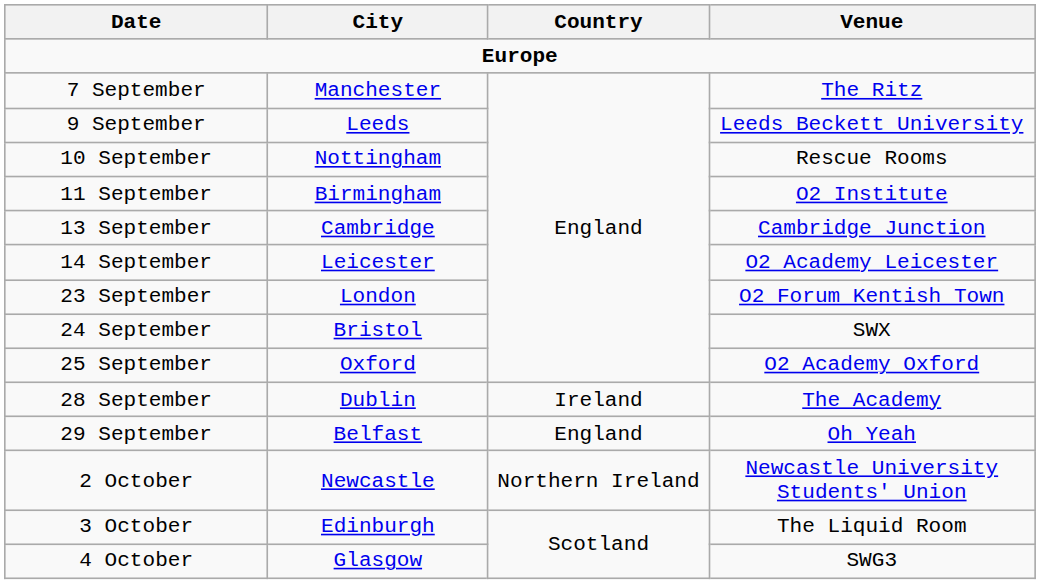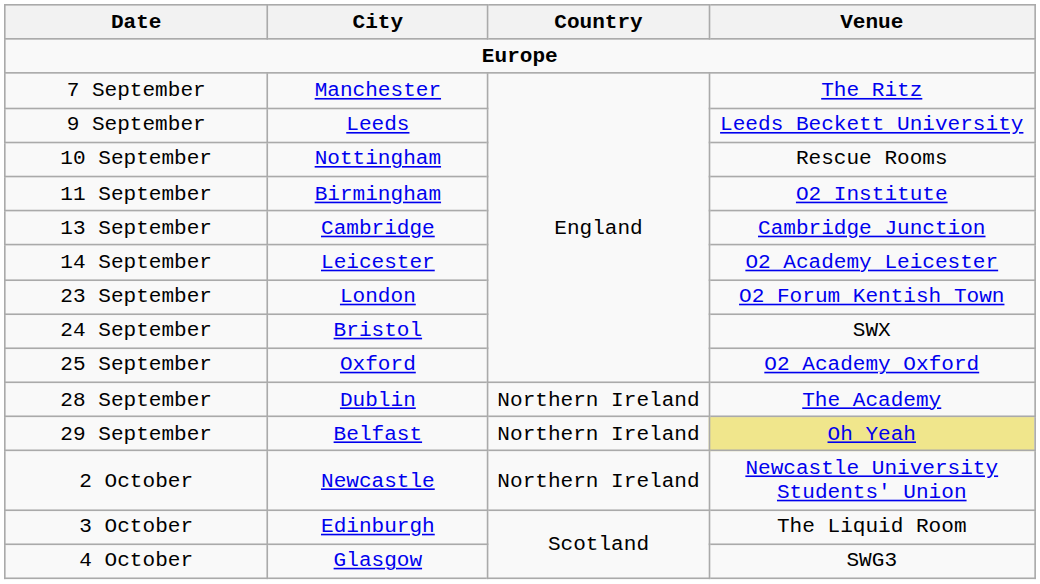(598, 400) Ireland -> (598, 400) Northern Ireland
(598, 434) England -> (598, 434) Northern Ireland
(872, 434) no background -> (872, 434) khaki background
